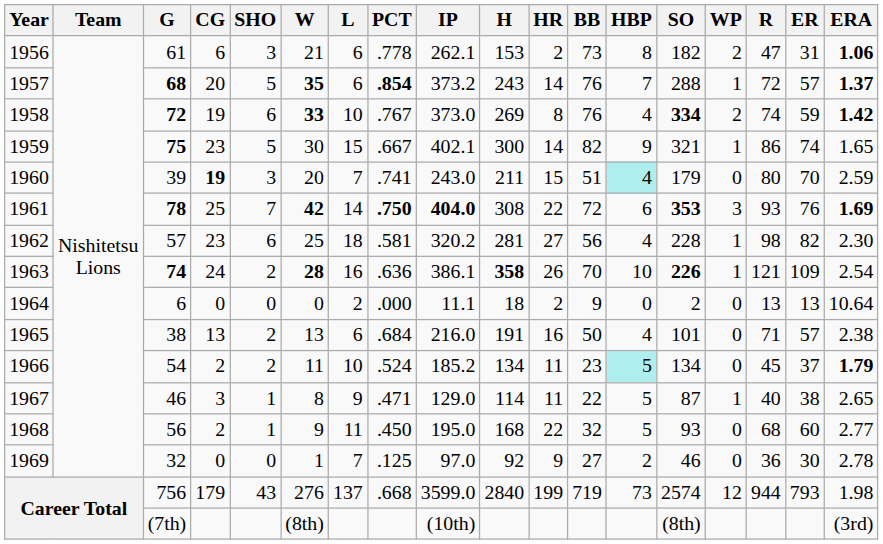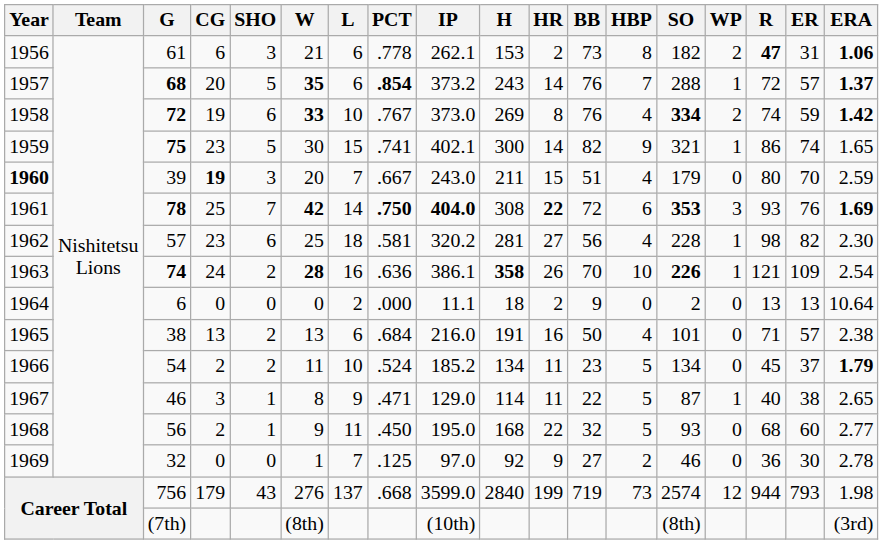(771, 51) normal -> (771, 51) bold
(394, 146) .667 -> (394, 146) .741
(29, 177) normal -> (29, 177) bold
(394, 177) .741 -> (394, 177) .667
(647, 177) paleturquoise background -> (647, 177) no background
(553, 209) normal -> (553, 209) bold
(647, 366) paleturquoise background -> (647, 366) no background
